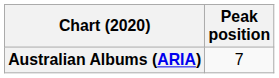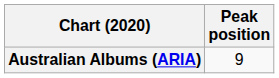(239, 60) 7 -> (239, 60) 9
